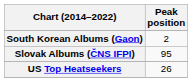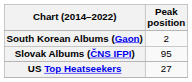(166, 69) 26 -> (166, 69) 27
